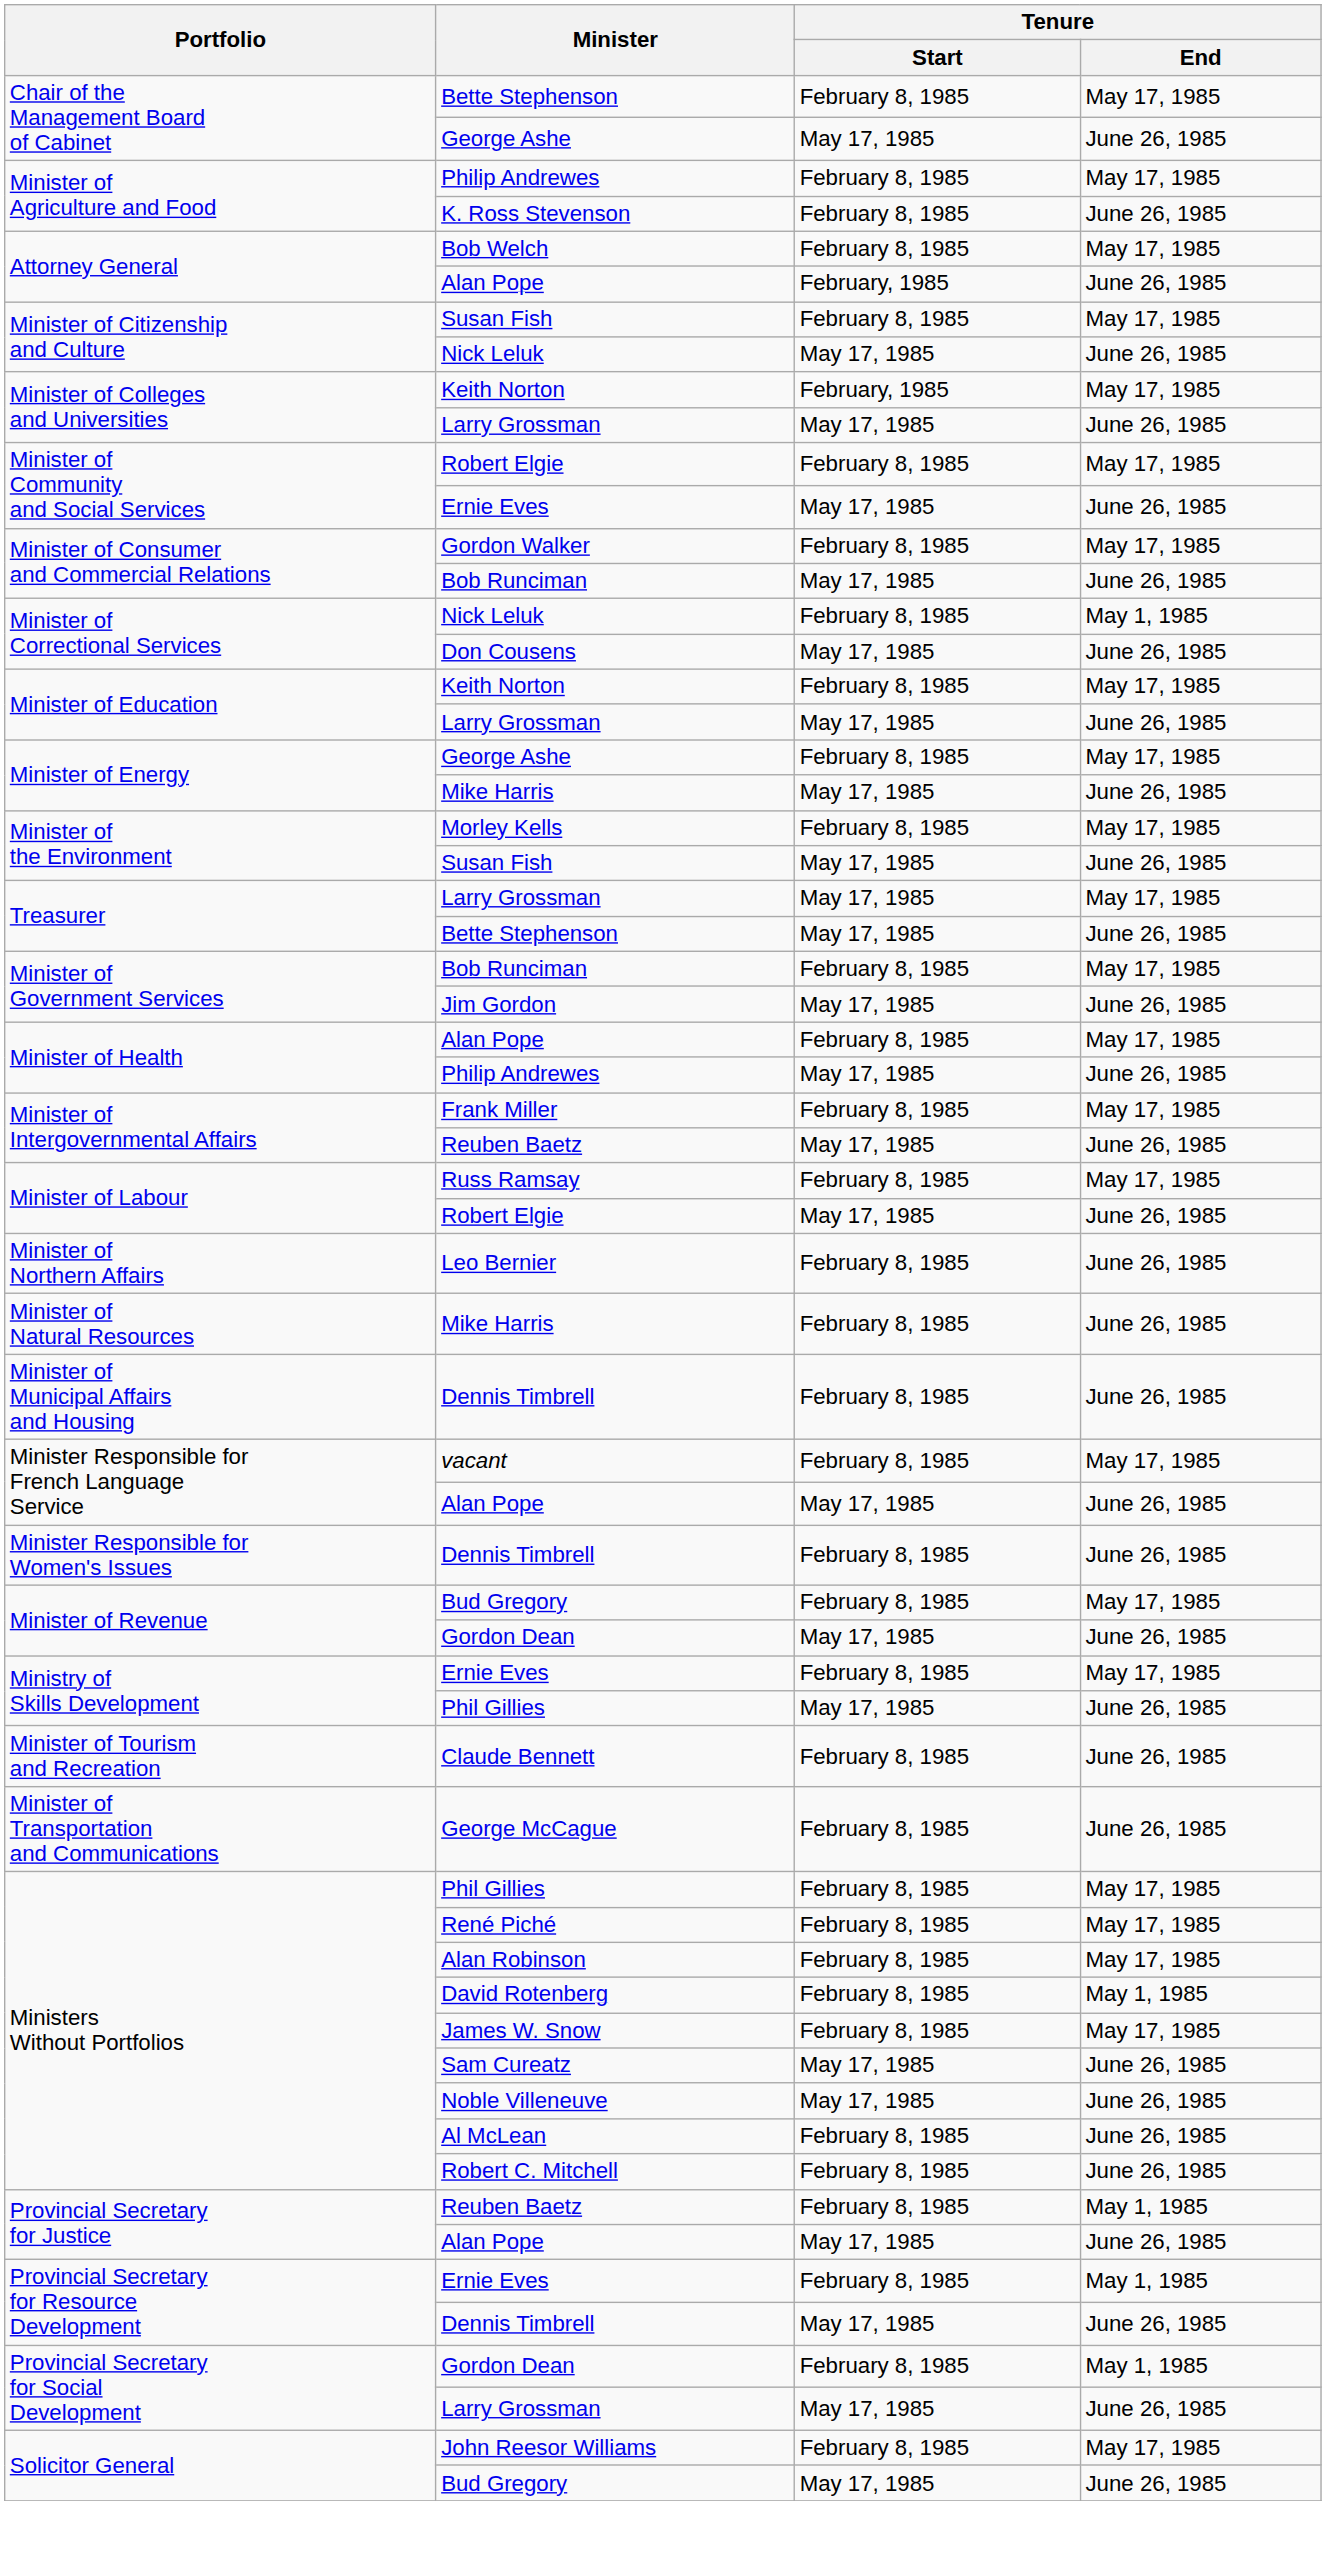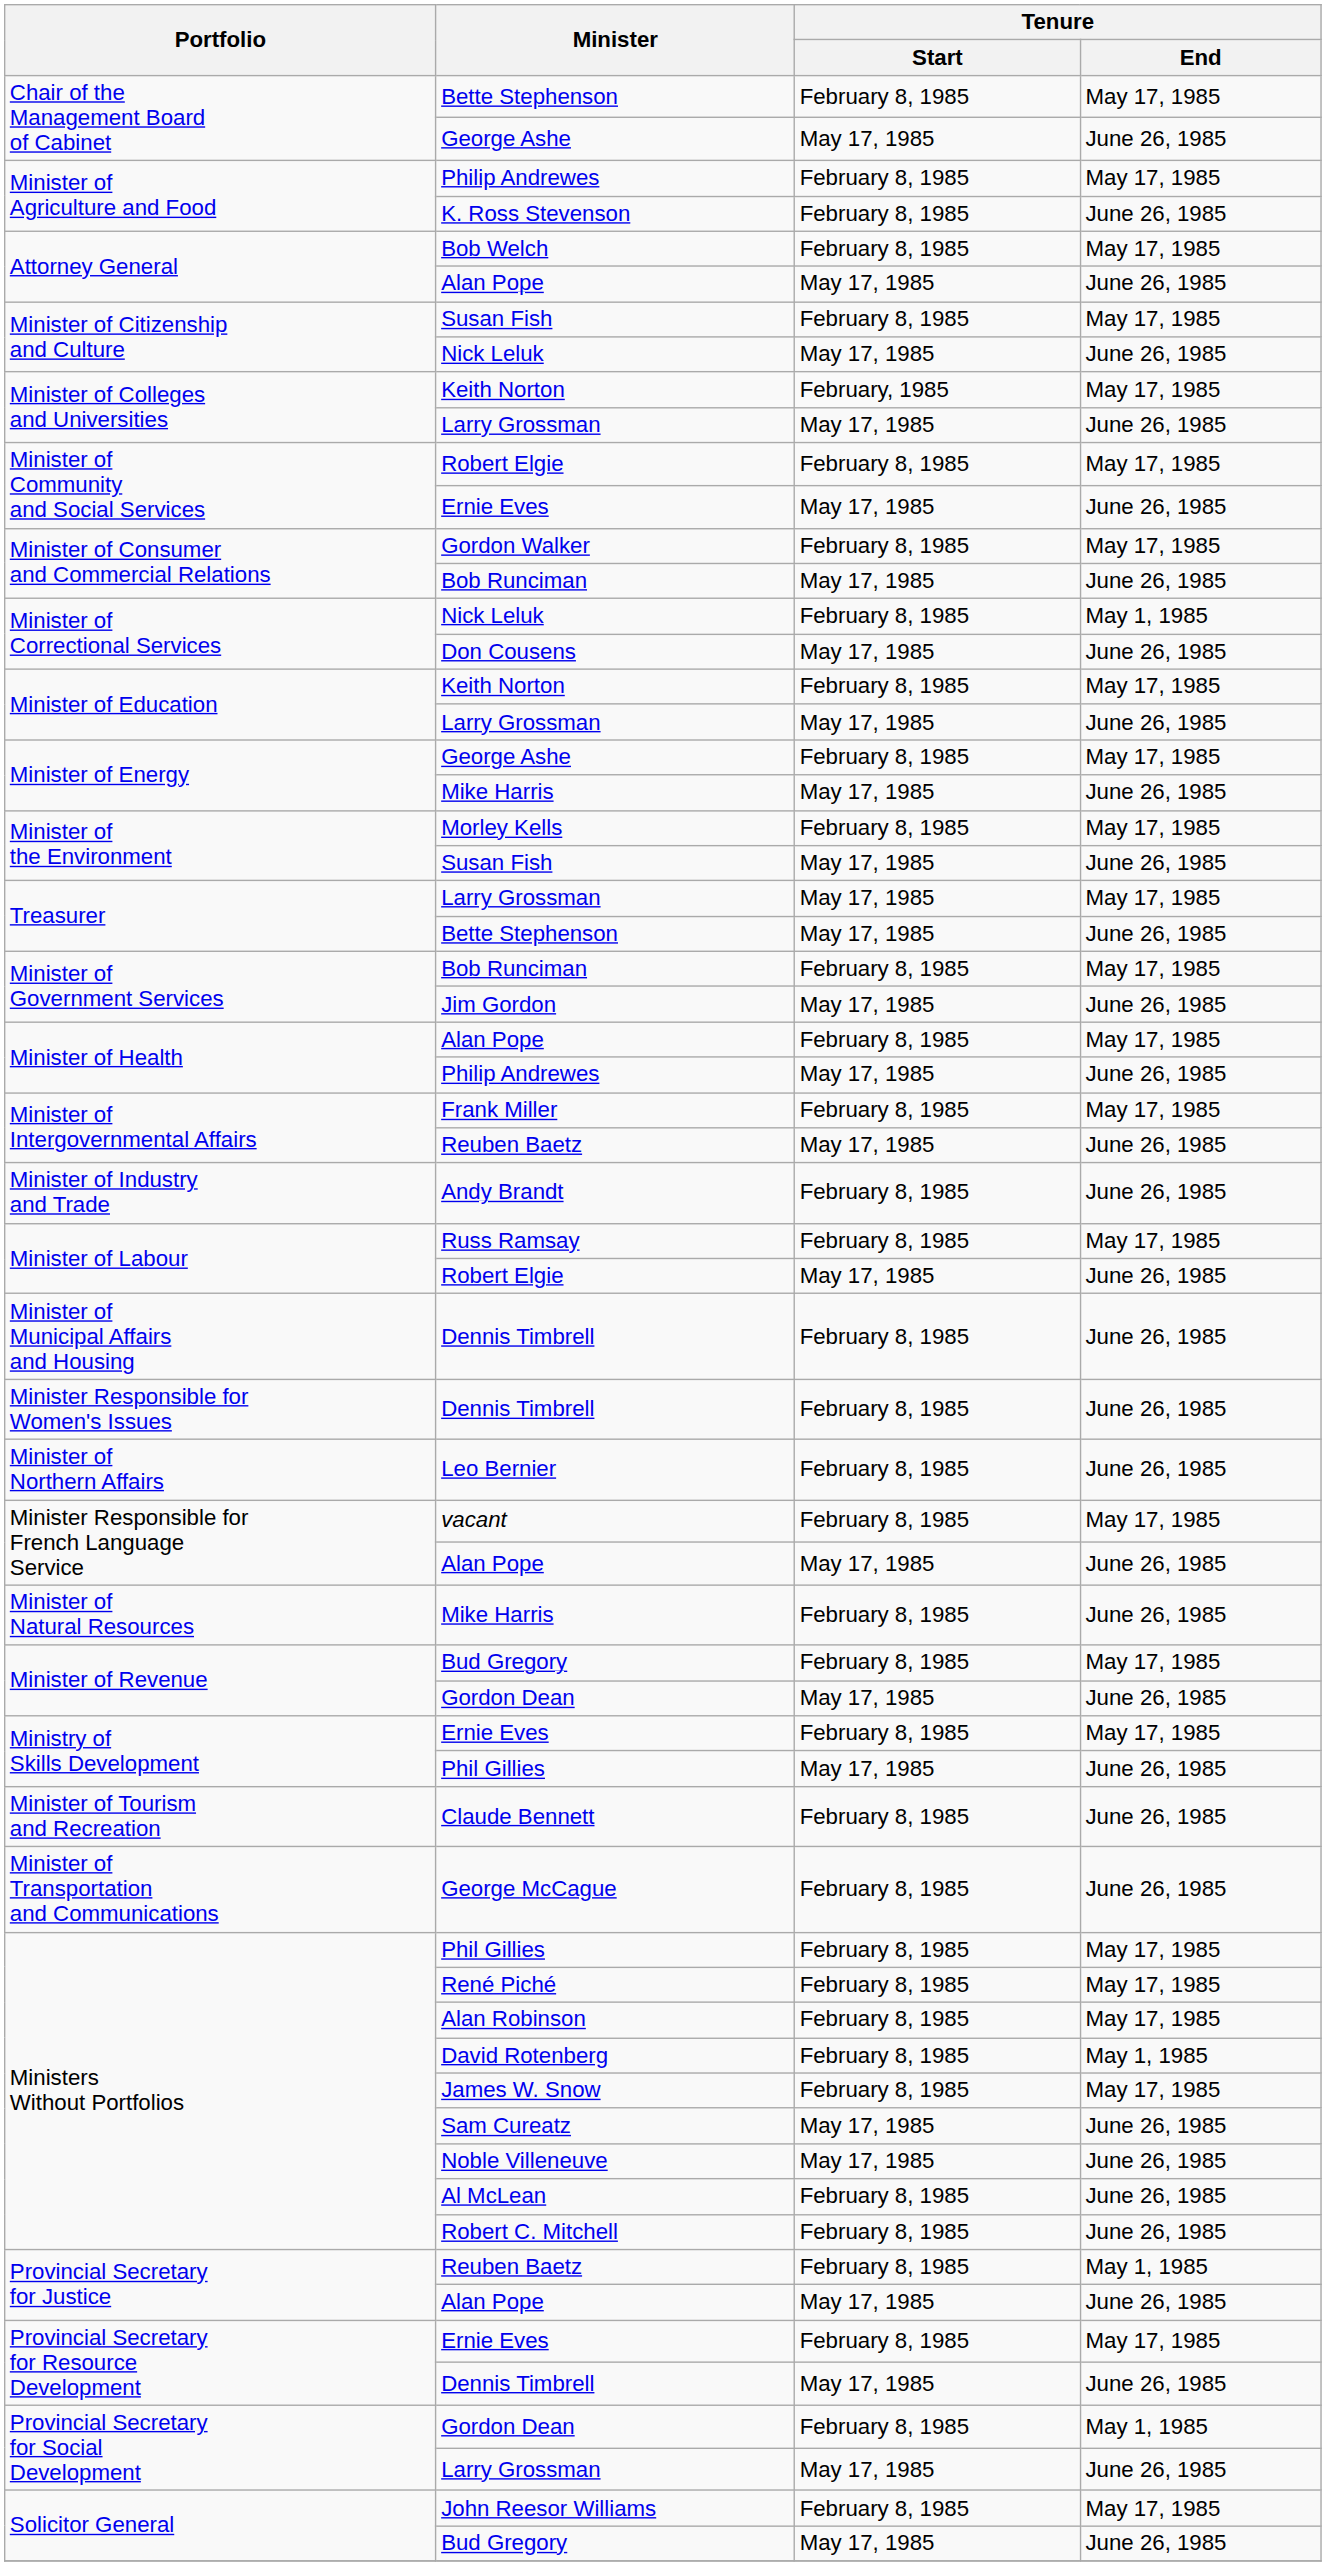(874, 283) February, 1985 -> (867, 283) May 17, 1985
+ row: (104, 1192)
rows swapped: (91, 1396) <-> (87, 1263)
rows swapped: (102, 1323) <-> (129, 1554)
(1147, 2280) May 1, 1985 -> (1153, 2341) May 17, 1985
